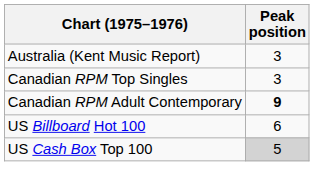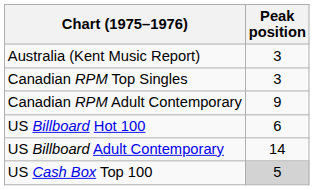(277, 102) bold -> (277, 102) normal
+ row: (116, 149)
